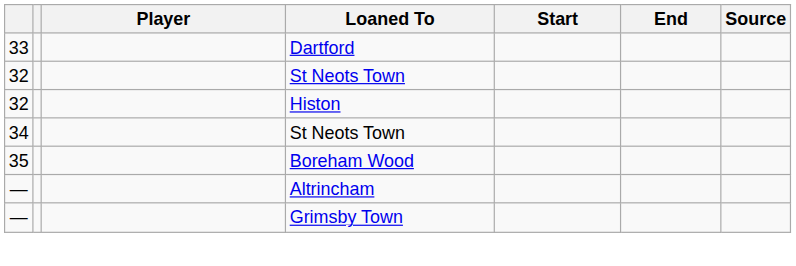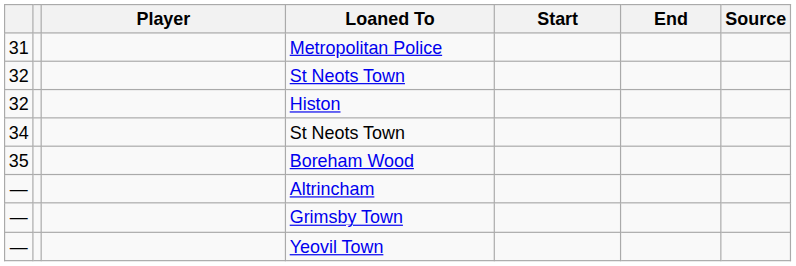+ row: (19, 47)
- row: (19, 47)
+ row: (19, 246)
